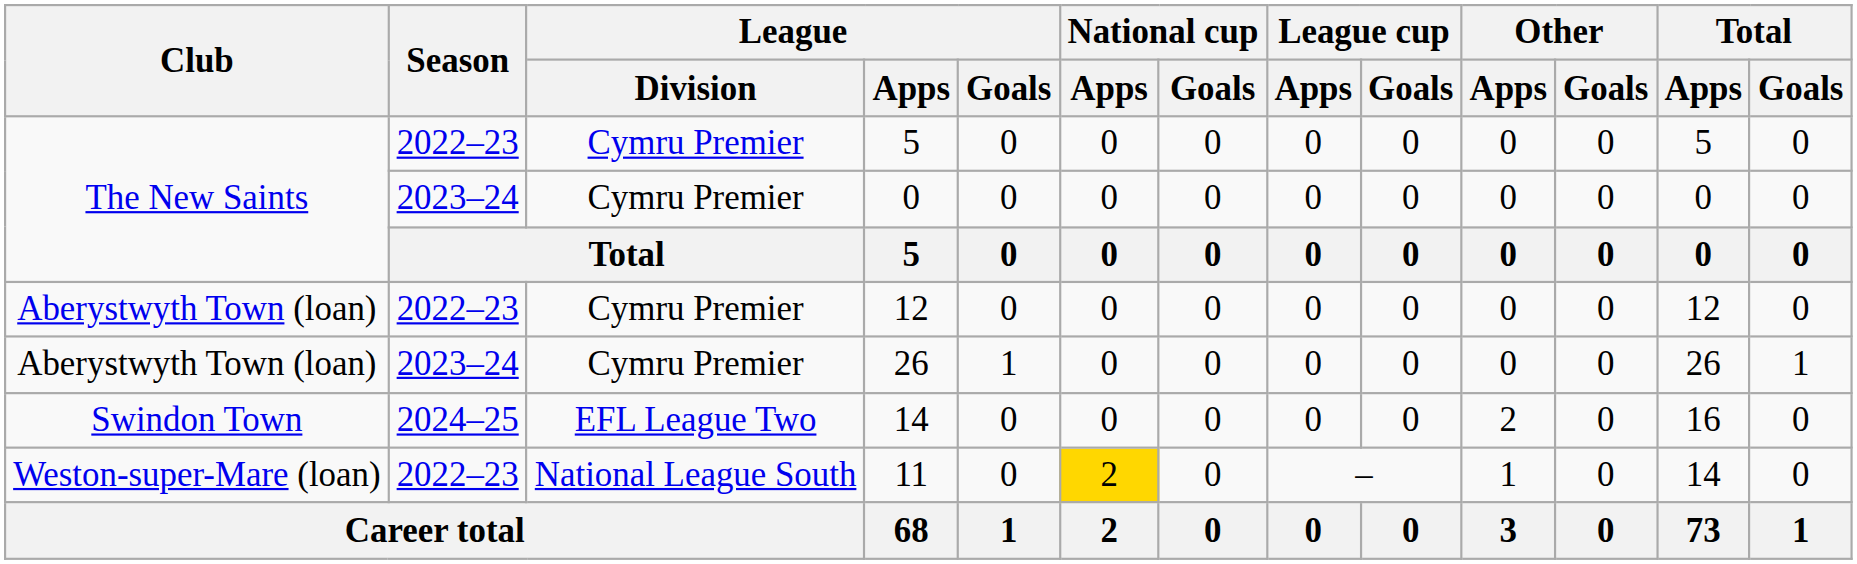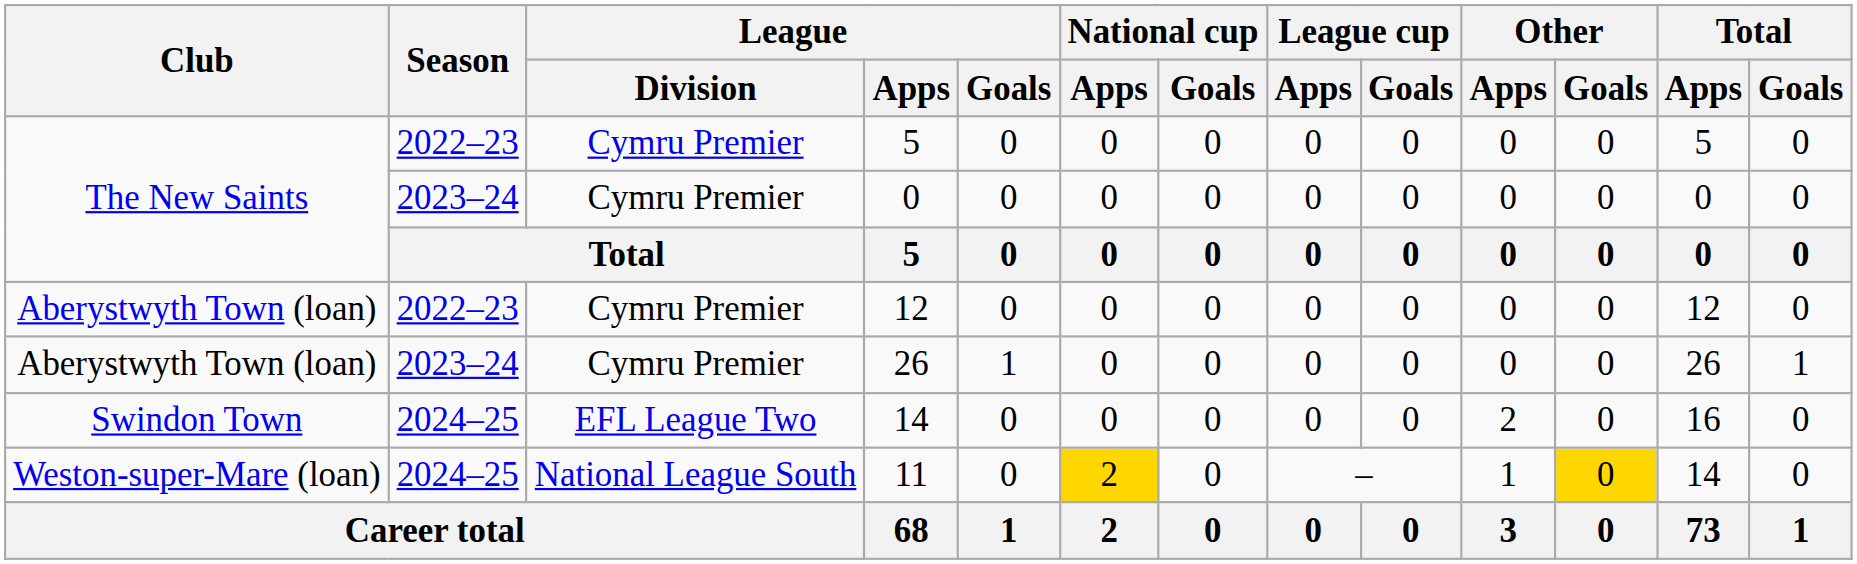(458, 474) 2022–23 -> (458, 474) 2024–25
(1606, 474) no background -> (1606, 474) gold background
